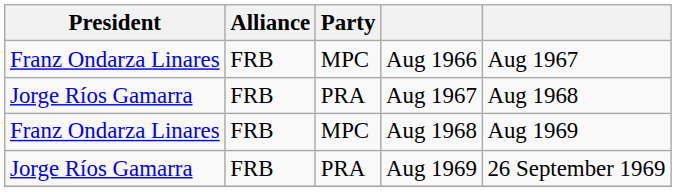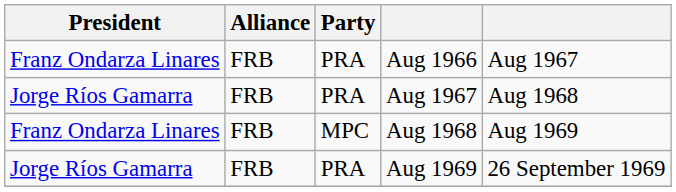(345, 58) MPC -> (343, 58) PRA
